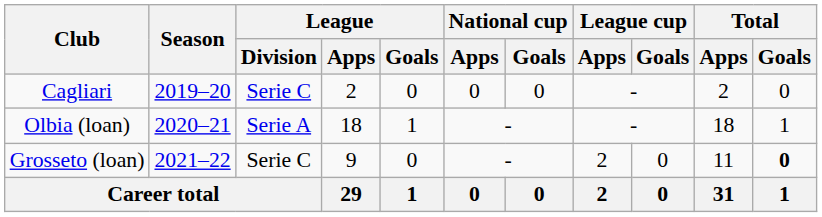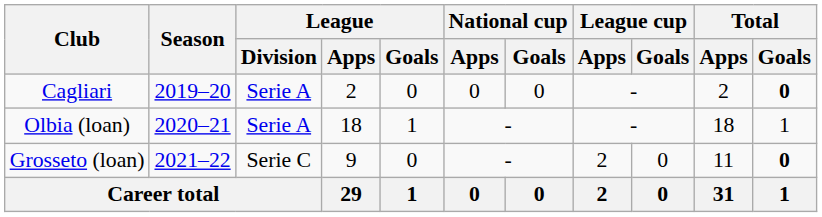(279, 90) Serie C -> (279, 90) Serie A
(784, 90) normal -> (784, 90) bold
